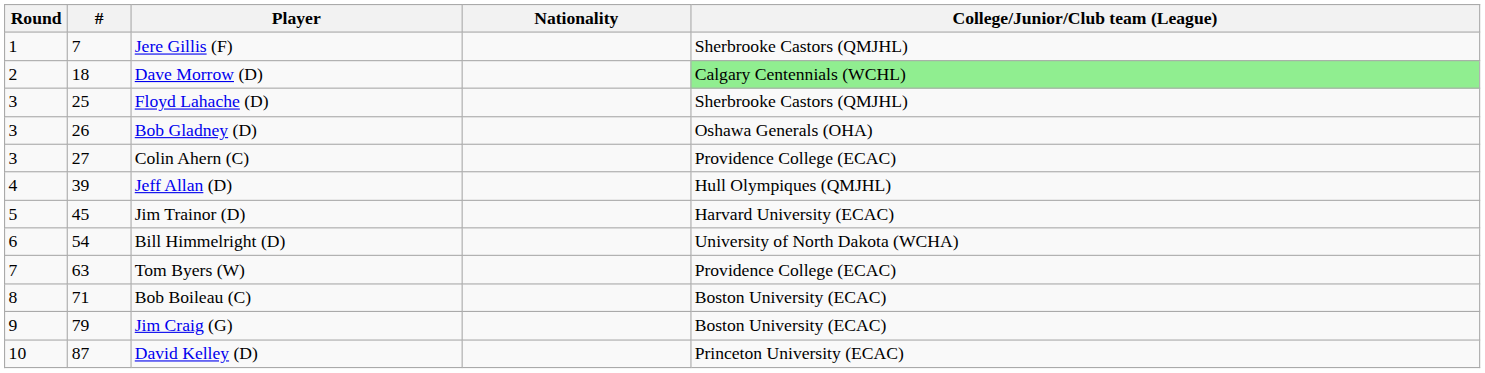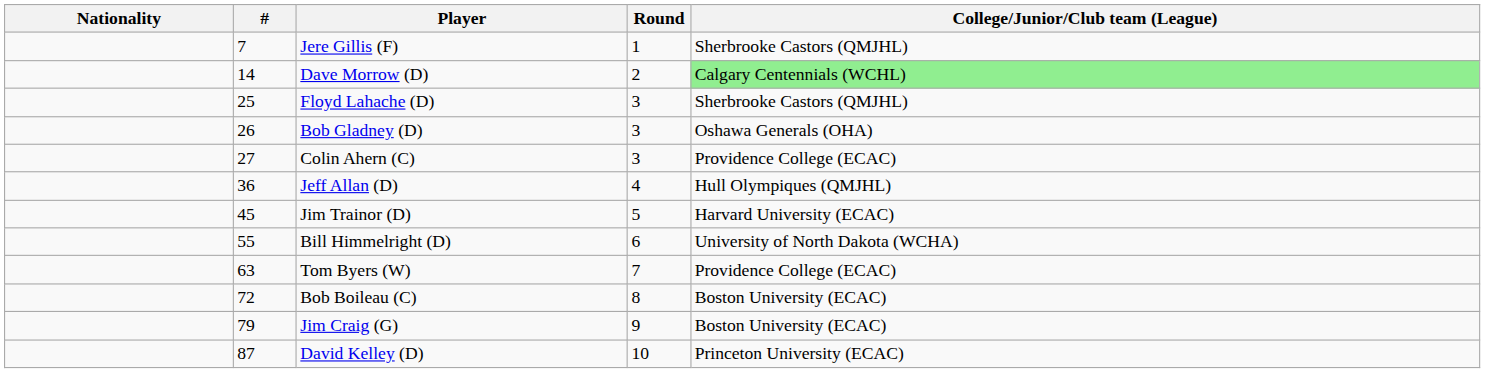columns swapped: (36, 18) <-> (576, 18)
(80, 74) 18 -> (246, 74) 14
(80, 185) 39 -> (246, 185) 36
(80, 241) 54 -> (246, 241) 55
(80, 297) 71 -> (246, 297) 72
